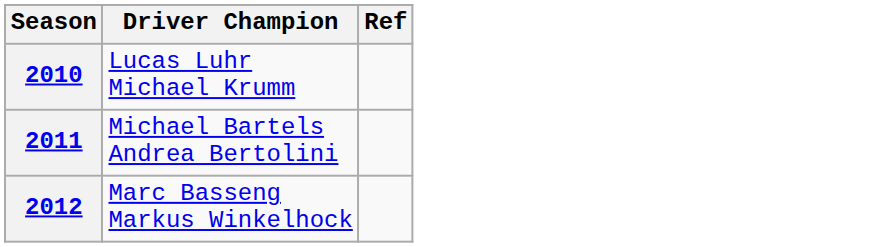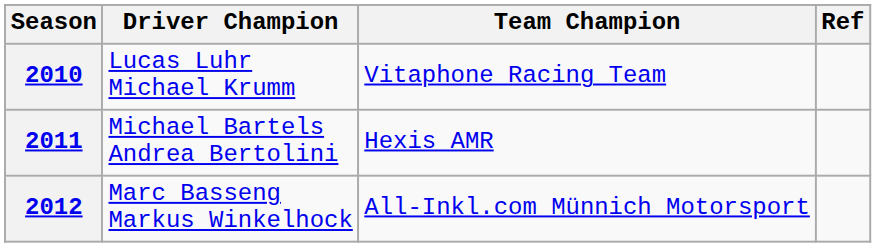+ column: (587, 25)
